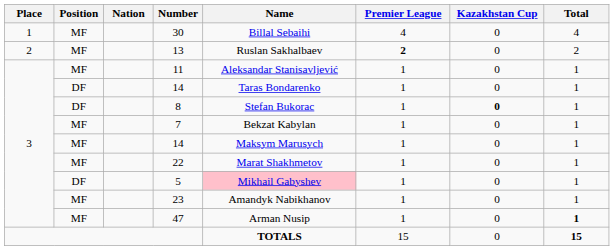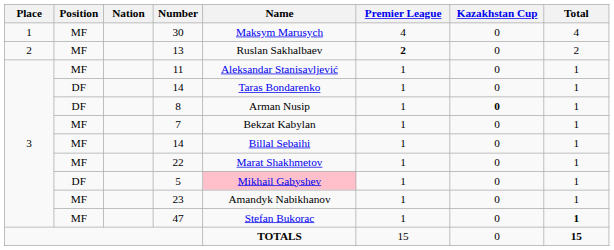(279, 32) Billal Sebaihi -> (279, 32) Maksym Marusych
(279, 106) Stefan Bukorac -> (279, 106) Arman Nusip
(279, 143) Maksym Marusych -> (279, 143) Billal Sebaihi
(279, 217) Arman Nusip -> (279, 217) Stefan Bukorac
